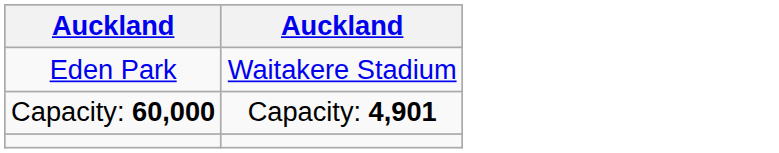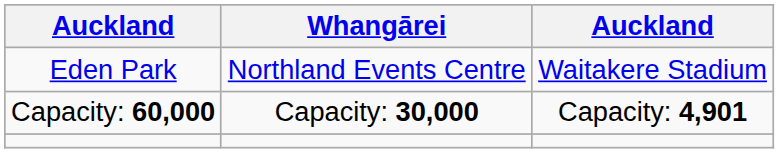+ column: (377, 26)
